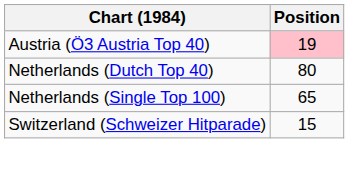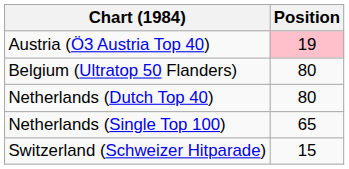+ row: (123, 71)
